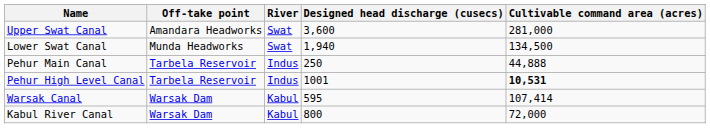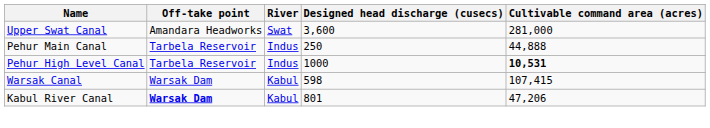- row: (57, 47)
(316, 81) 1001 -> (316, 64) 1000
(313, 98) 595 -> (313, 81) 598
(531, 98) 107,414 -> (531, 81) 107,415
(181, 115) normal -> (181, 98) bold
(313, 115) 800 -> (313, 98) 801
(528, 115) 72,000 -> (528, 98) 47,206
